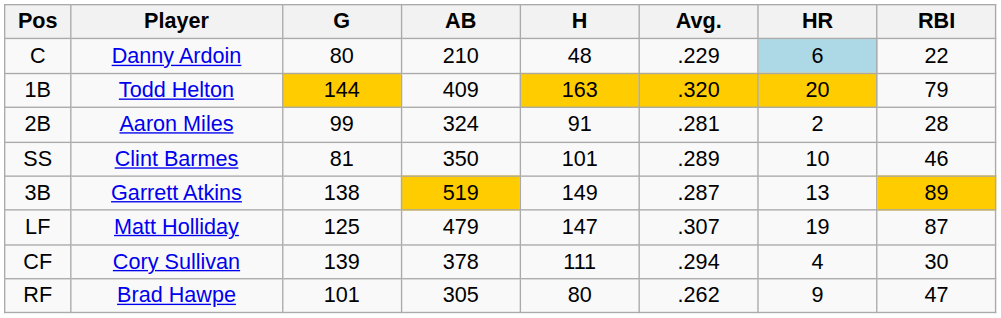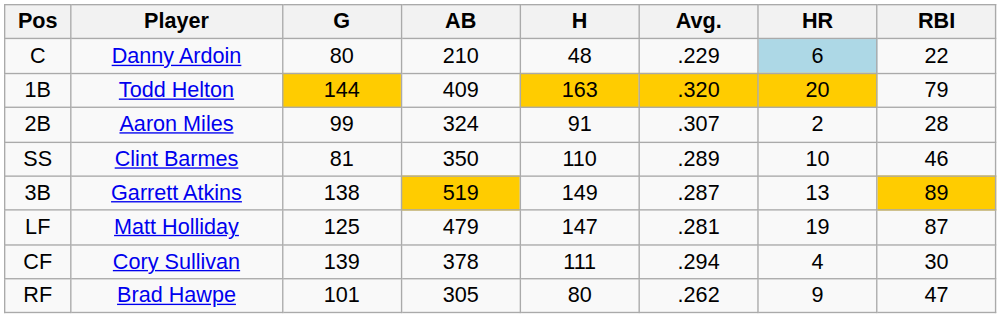(699, 124) .281 -> (699, 124) .307
(580, 158) 101 -> (580, 158) 110
(699, 227) .307 -> (699, 227) .281
